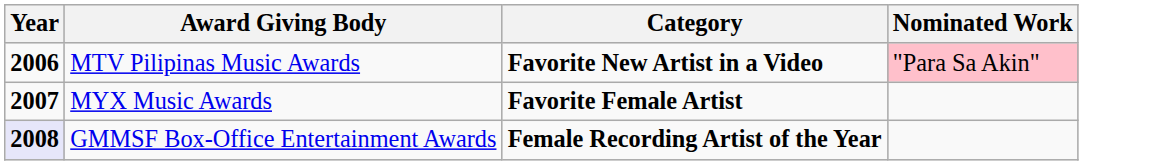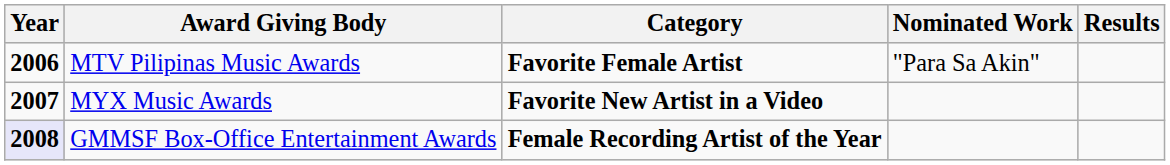+ column: (1122, 23)
(665, 62) Favorite New Artist in a Video -> (625, 62) Favorite Female Artist
(966, 62) pink background -> (966, 62) no background
(625, 100) Favorite Female Artist -> (665, 100) Favorite New Artist in a Video
